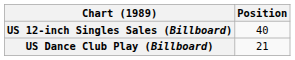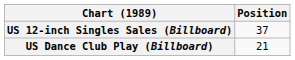(262, 30) 40 -> (262, 30) 37
